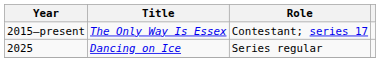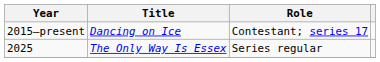(158, 31) The Only Way Is Essex -> (136, 31) Dancing on Ice
(136, 48) Dancing on Ice -> (158, 48) The Only Way Is Essex
